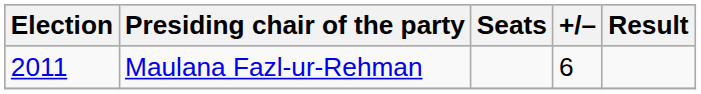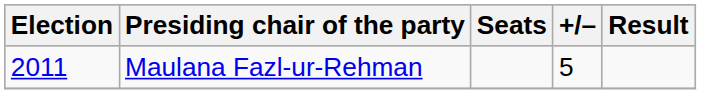(566, 66) 6 -> (566, 66) 5
